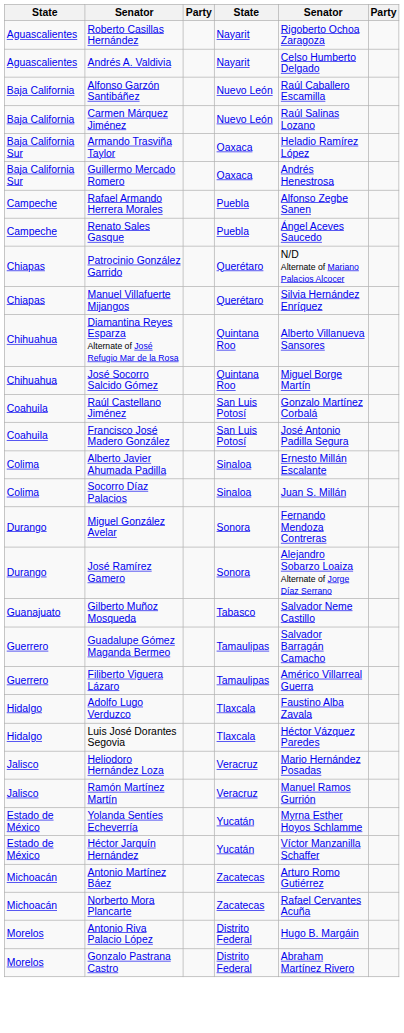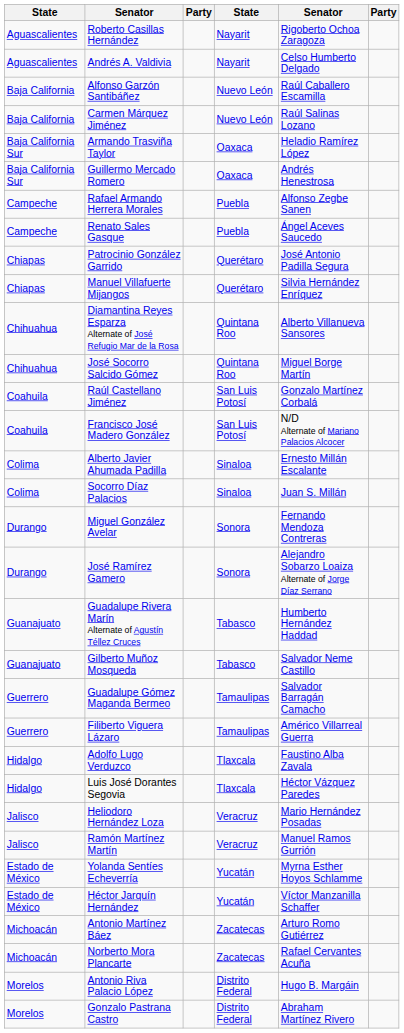(320, 266) N/D Alternate of Mariano Palacios Alcocer -> (315, 260) José Antonio Padilla Segura
(315, 436) José Antonio Padilla Segura -> (320, 430) N/D Alternate of Mariano Palacios Alcocer
+ row: (129, 624)
